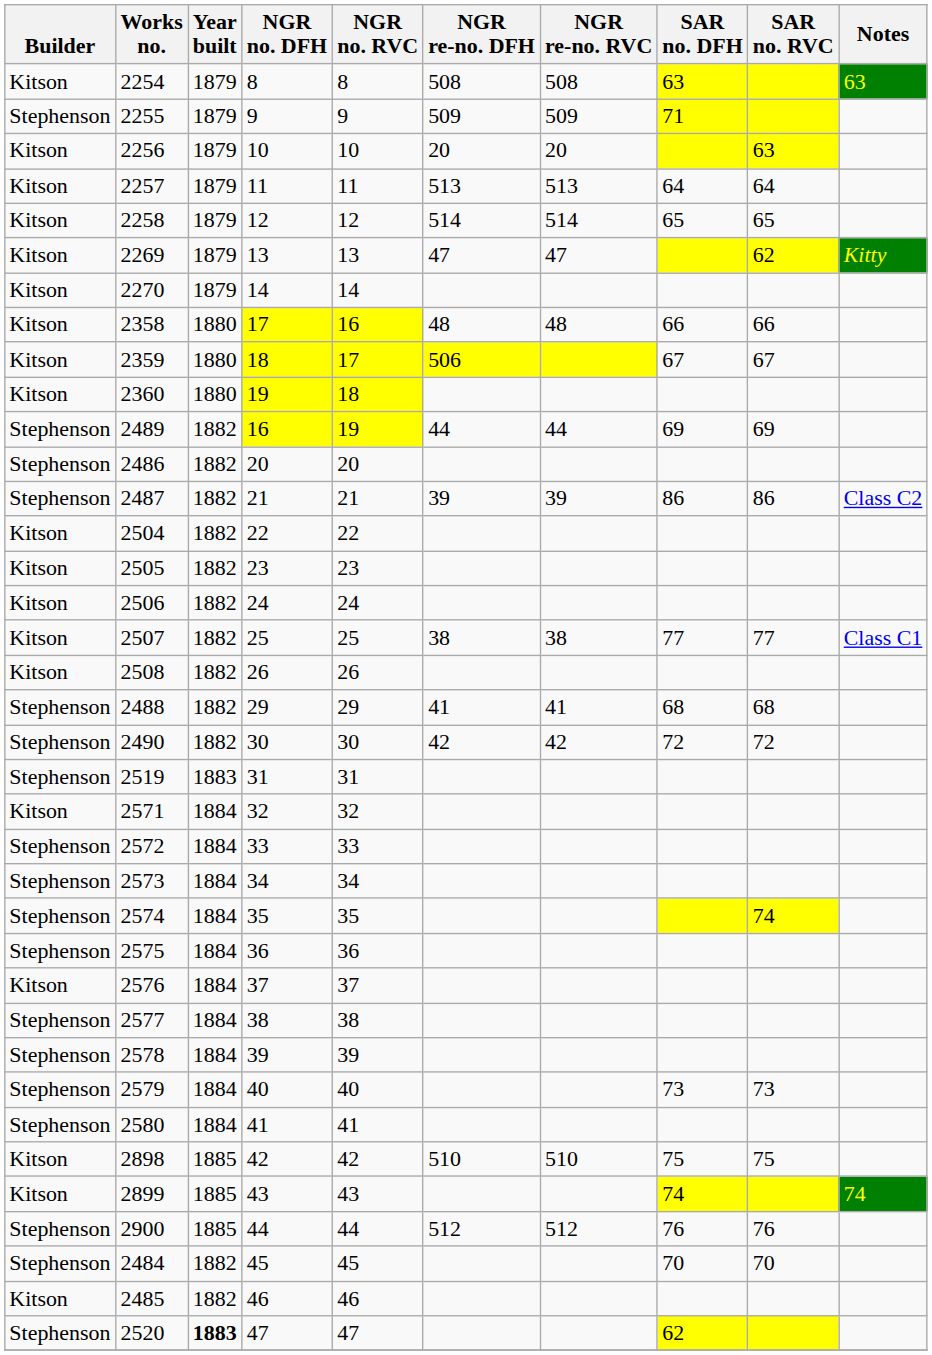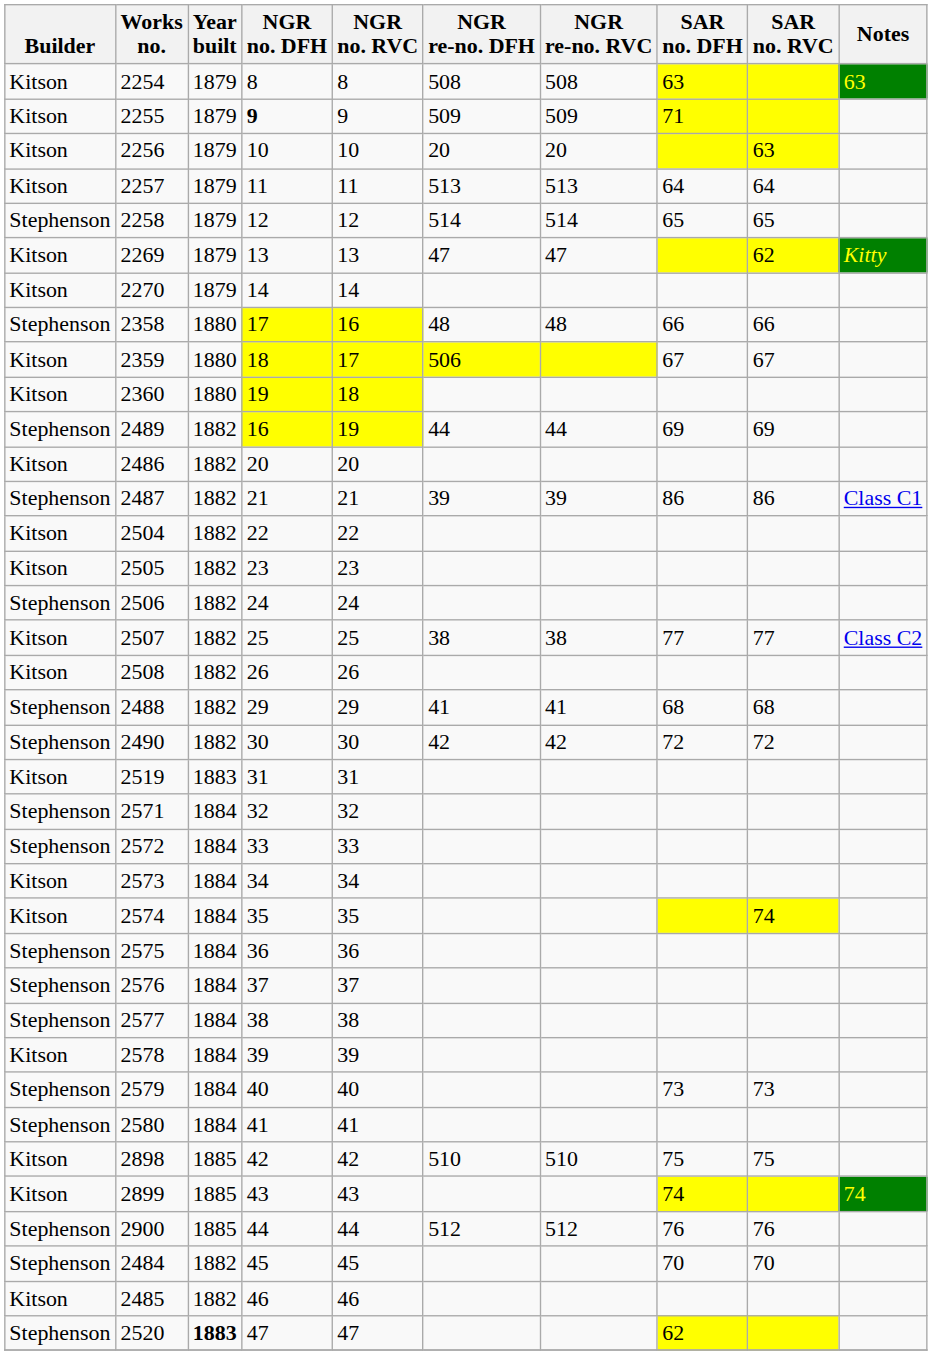(60, 116) Stephenson -> (39, 116) Kitson
(252, 116) normal -> (252, 116) bold
(39, 220) Kitson -> (60, 220) Stephenson
(39, 324) Kitson -> (60, 324) Stephenson
(60, 463) Stephenson -> (39, 463) Kitson
(883, 498) Class C2 -> (883, 498) Class C1
(39, 602) Kitson -> (60, 602) Stephenson
(883, 637) Class C1 -> (883, 637) Class C2
(60, 776) Stephenson -> (39, 776) Kitson
(39, 811) Kitson -> (60, 811) Stephenson
(60, 880) Stephenson -> (39, 880) Kitson
(60, 915) Stephenson -> (39, 915) Kitson
(39, 985) Kitson -> (60, 985) Stephenson
(60, 1054) Stephenson -> (39, 1054) Kitson
